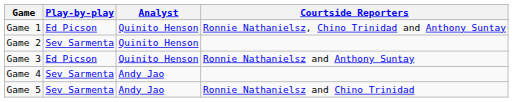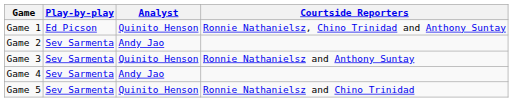(159, 43) Quinito Henson -> (141, 43) Andy Jao
(71, 58) Ed Picson -> (80, 58) Sev Sarmenta
(141, 89) Andy Jao -> (159, 89) Quinito Henson
